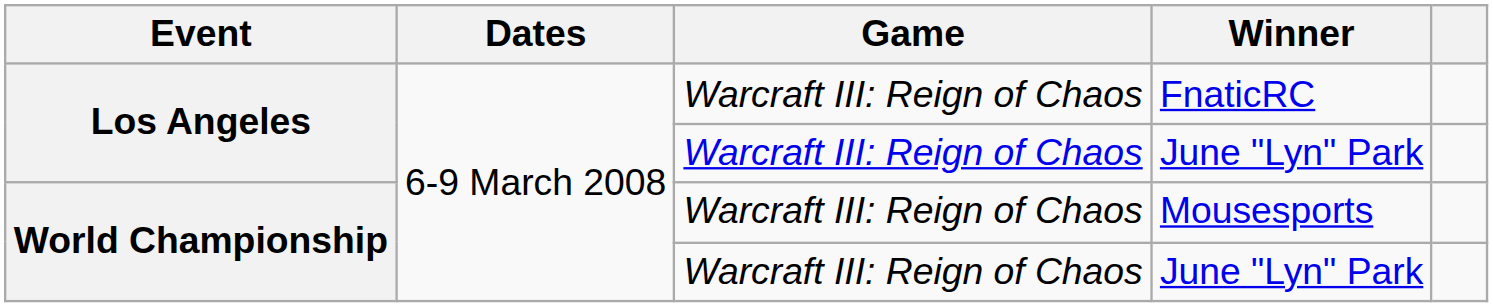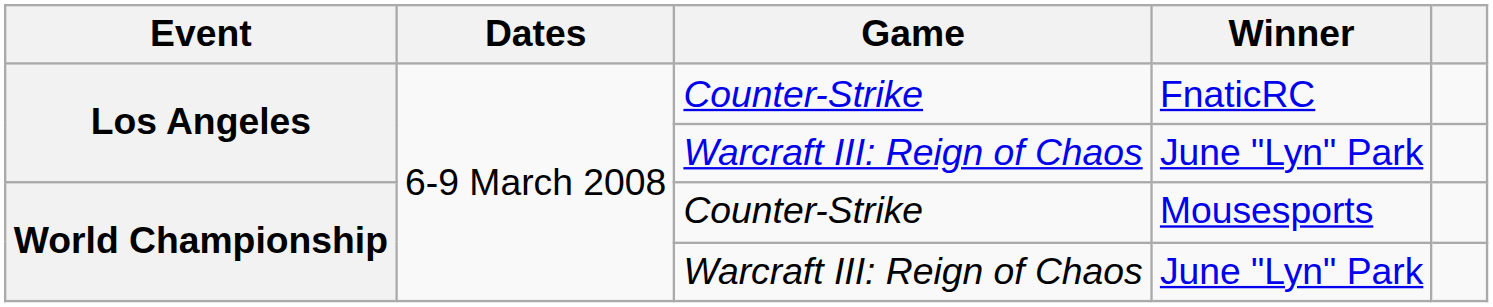(913, 93) Warcraft III: Reign of Chaos -> (803, 93) Counter-Strike
(913, 211) Warcraft III: Reign of Chaos -> (803, 211) Counter-Strike
